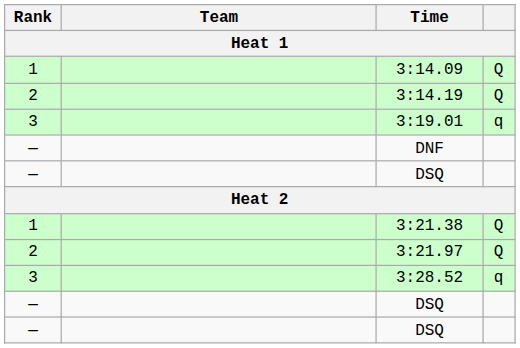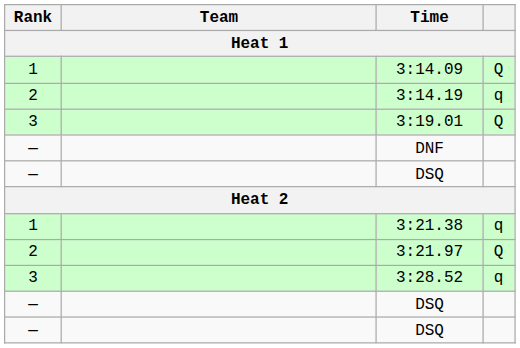(499, 96) Q -> (499, 96) q
(499, 122) q -> (499, 122) Q
(499, 226) Q -> (499, 226) q
